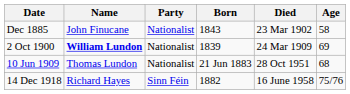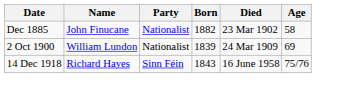(210, 30) 1843 -> (205, 30) 1882
(104, 47) bold -> (102, 47) normal
- row: (33, 64)
(210, 81) 1882 -> (205, 64) 1843
